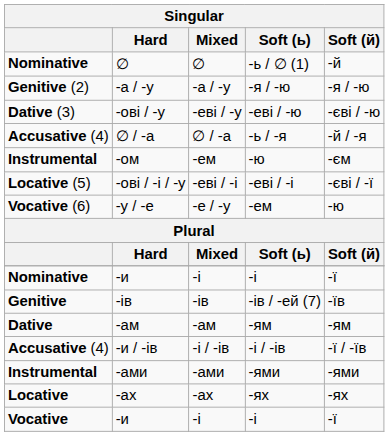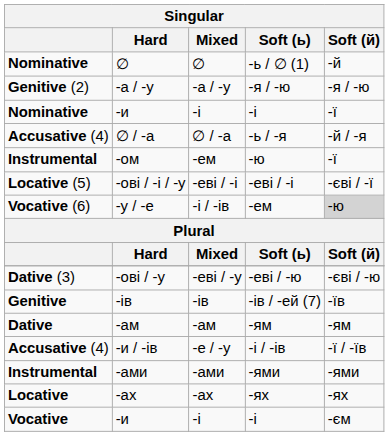rows swapped: (41, 111) <-> (48, 277)
(339, 159) -єм -> (332, 159) -ї
(211, 206) -е / -у -> (211, 206) -і / -ів
(336, 206) no background -> (336, 206) lightgrey background
(211, 348) -і / -ів -> (211, 348) -е / -у
(332, 419) -ї -> (339, 419) -єм
